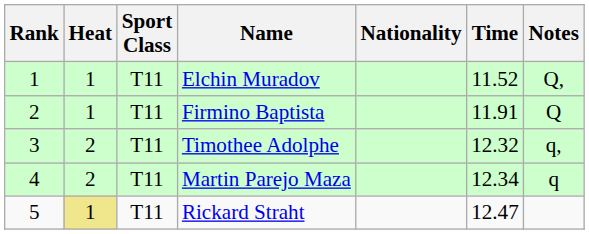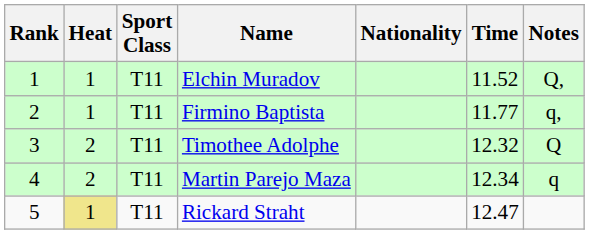(495, 111) 11.91 -> (495, 111) 11.77
(554, 111) Q -> (554, 111) q,
(554, 145) q, -> (554, 145) Q
